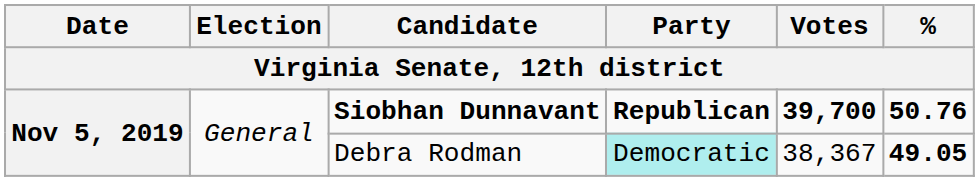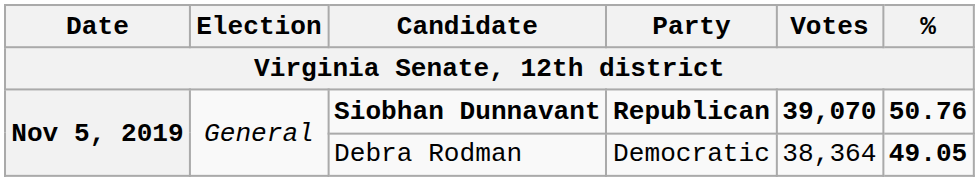(829, 111) 39,700 -> (829, 111) 39,070
(691, 154) paleturquoise background -> (691, 154) no background
(829, 154) 38,367 -> (829, 154) 38,364
